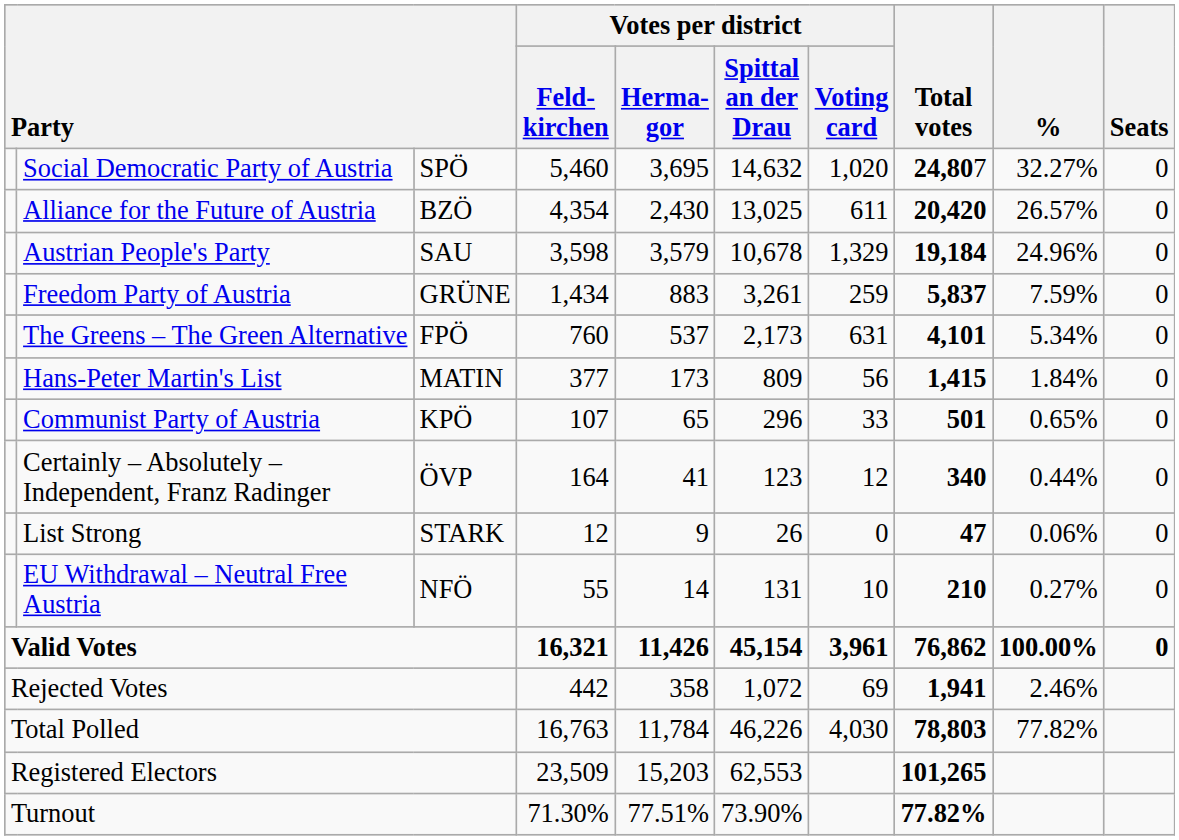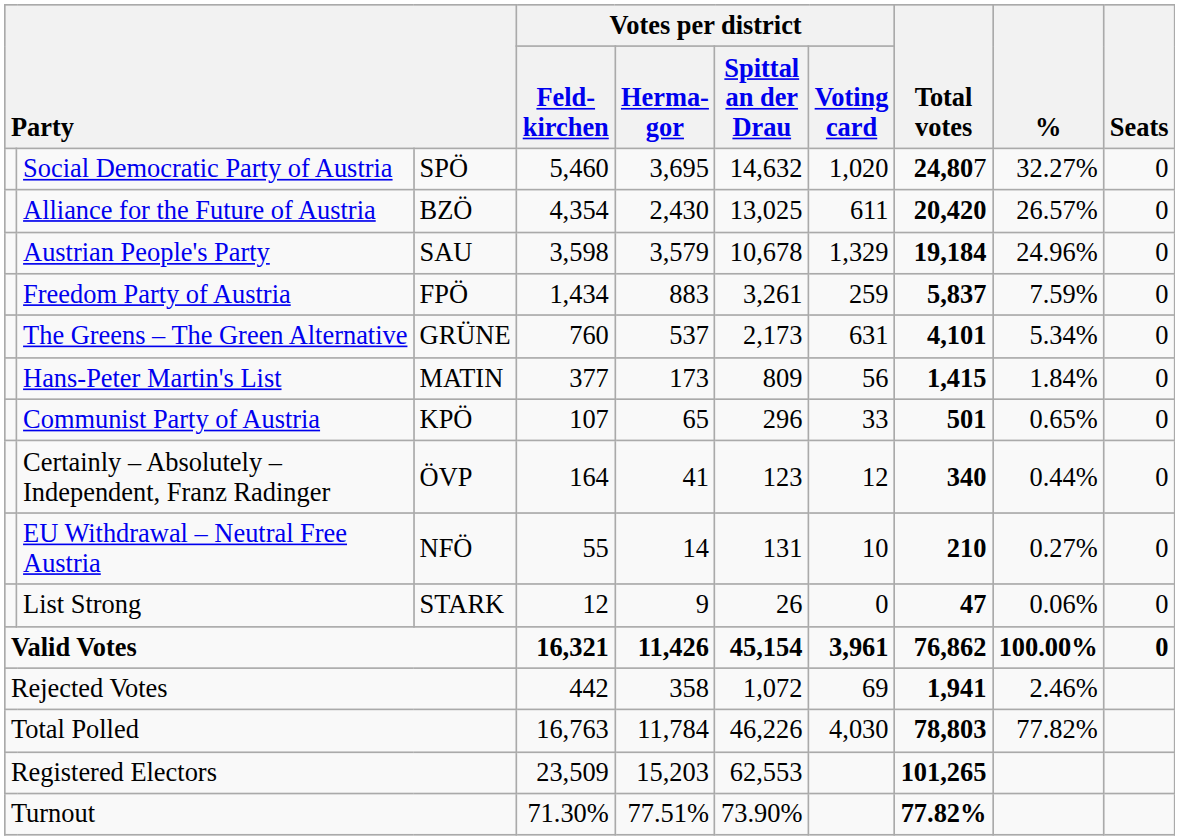(465, 294) GRÜNE -> (444, 294) FPÖ
(444, 336) FPÖ -> (465, 336) GRÜNE
rows swapped: (185, 589) <-> (82, 533)
